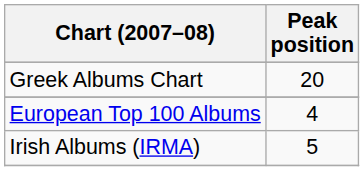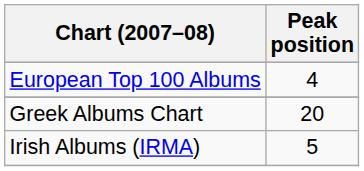rows swapped: (135, 113) <-> (106, 79)
